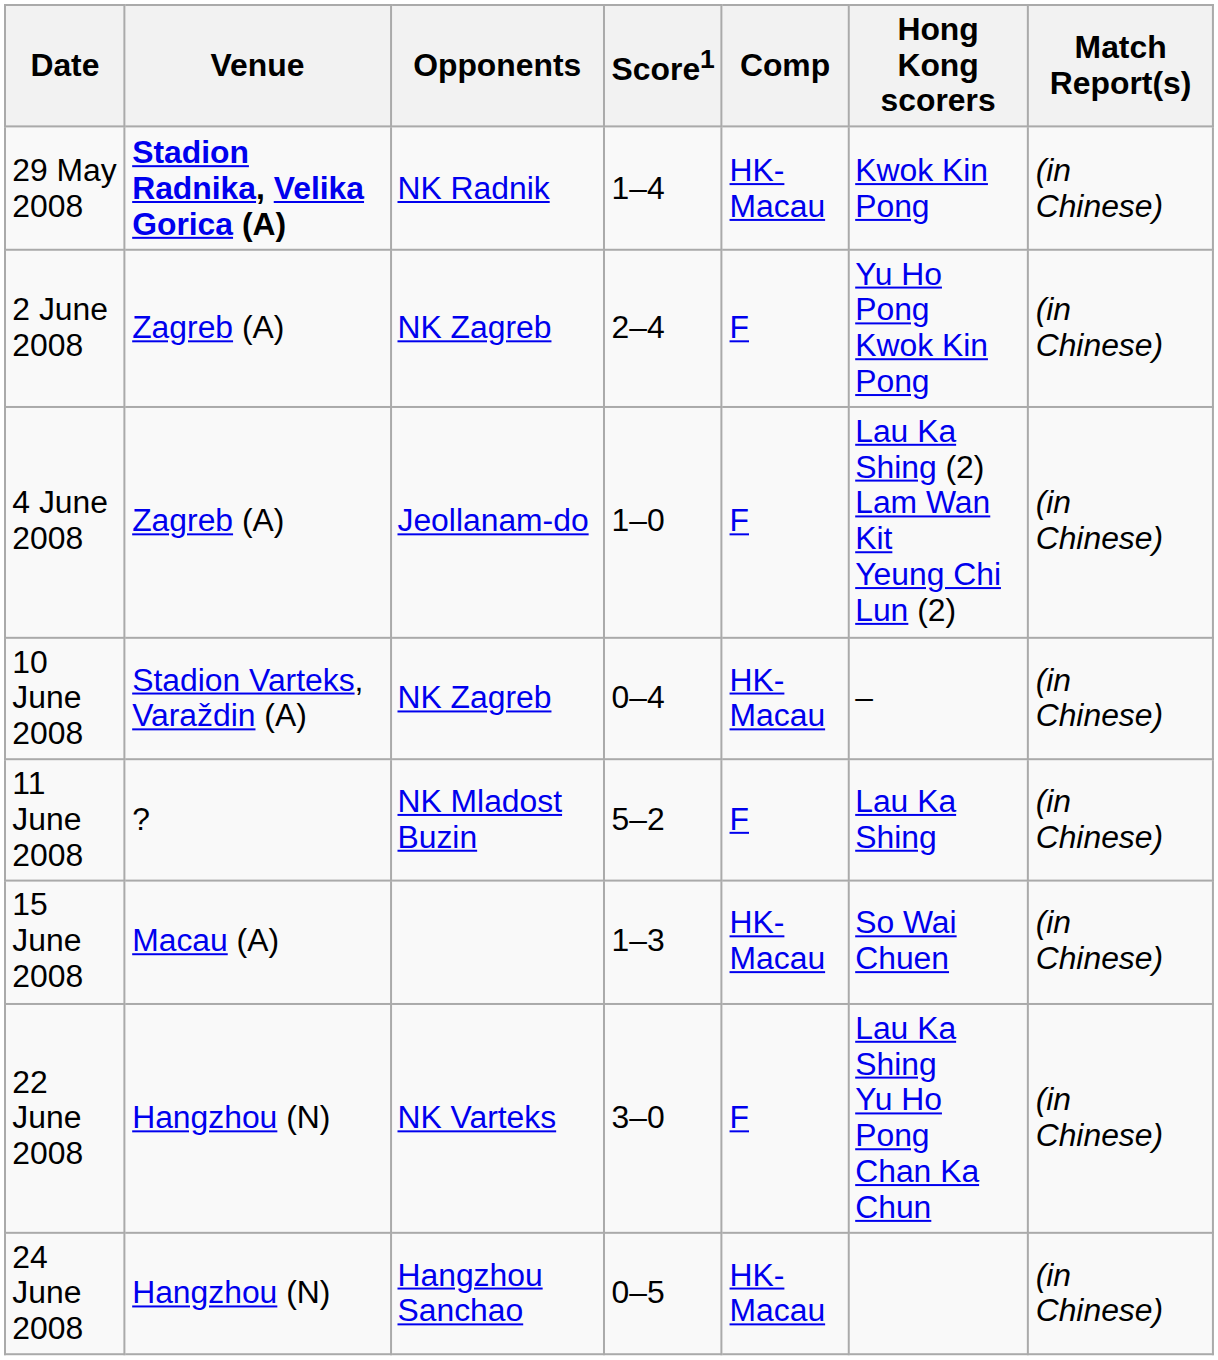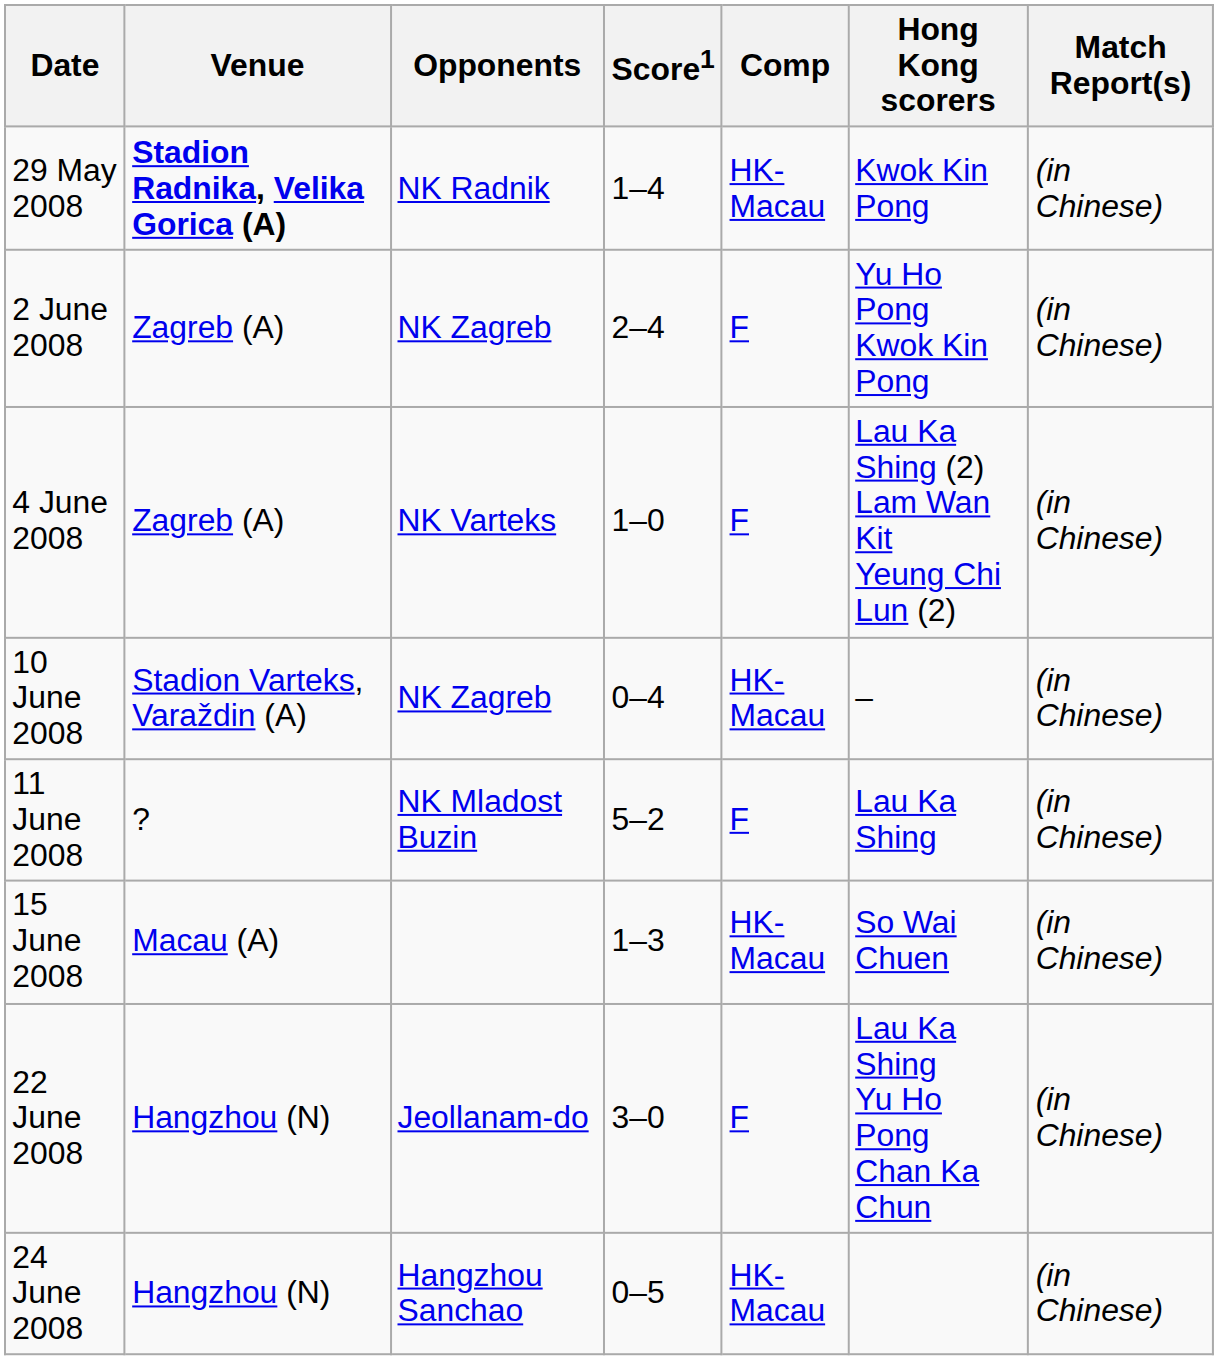(493, 521) Jeollanam-do -> (477, 521) NK Varteks
(477, 1117) NK Varteks -> (493, 1117) Jeollanam-do
